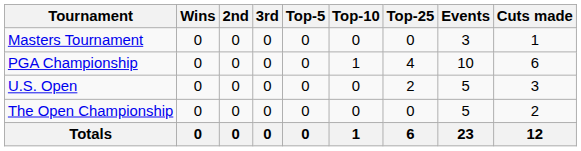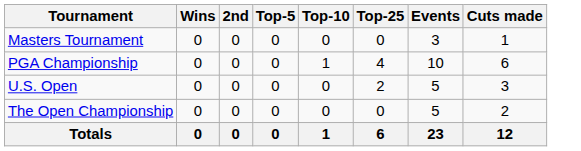- column: (267, 16)
